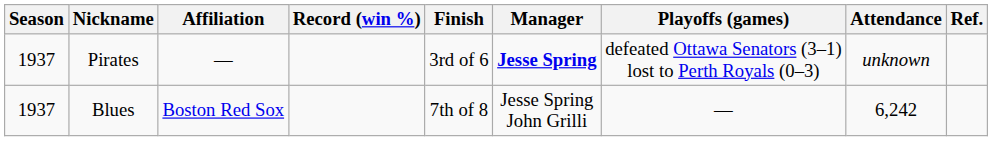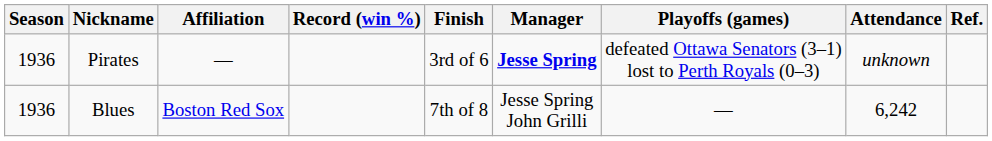(36, 59) 1937 -> (36, 59) 1936
(36, 110) 1937 -> (36, 110) 1936
